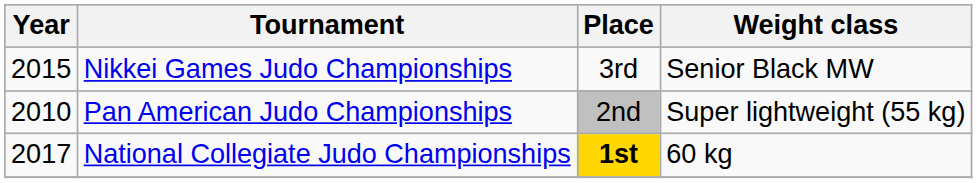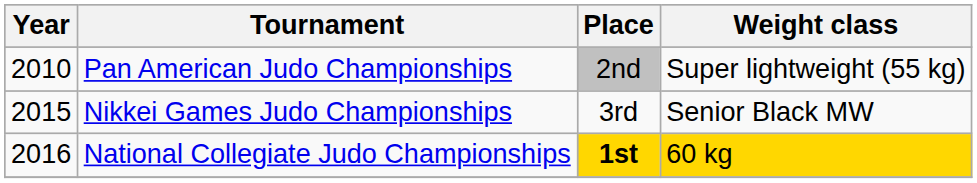rows swapped: (298, 111) <-> (298, 68)
(41, 154) 2017 -> (41, 154) 2016
(699, 154) no background -> (699, 154) gold background
